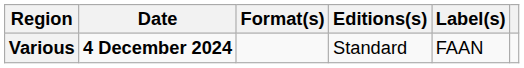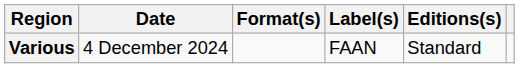columns swapped: (380, 18) <-> (471, 18)
(158, 47) bold -> (156, 47) normal
